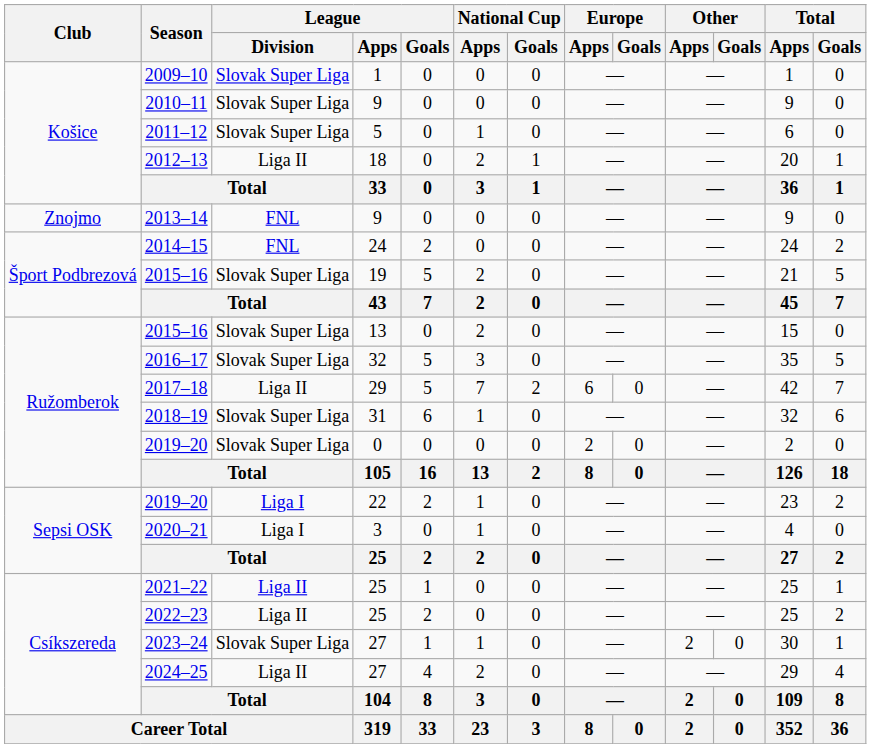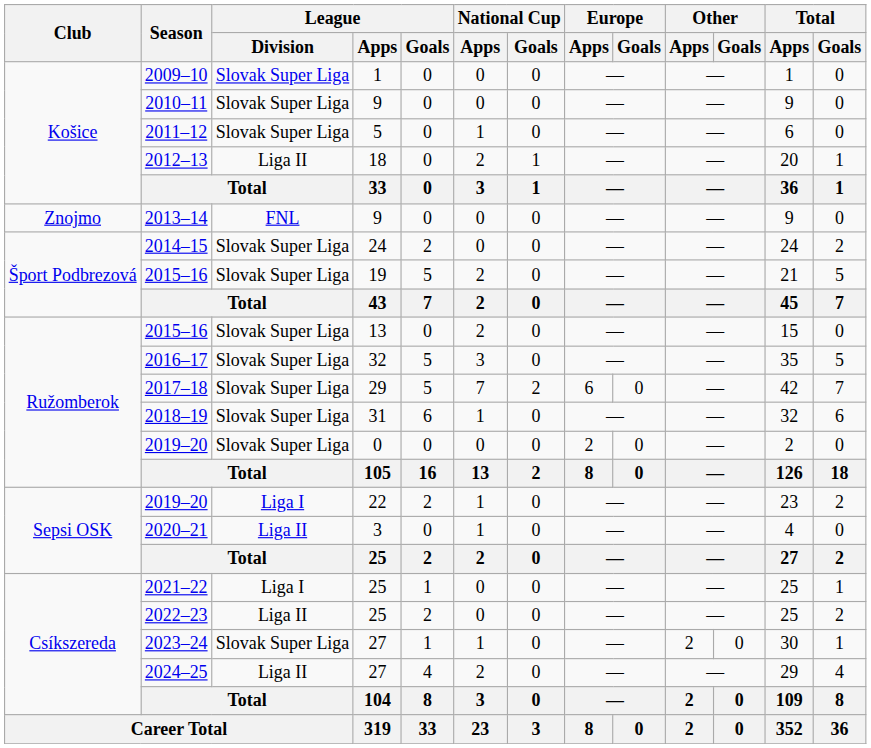(283, 246) FNL -> (283, 246) Slovak Super Liga
(283, 388) Liga II -> (283, 388) Slovak Super Liga
(283, 530) Liga I -> (283, 530) Liga II
(283, 587) Liga II -> (283, 587) Liga I
